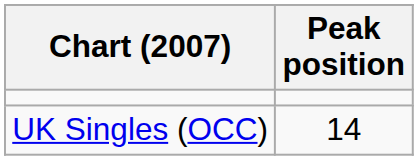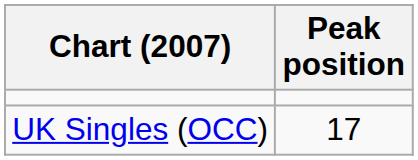(344, 129) 14 -> (344, 129) 17
